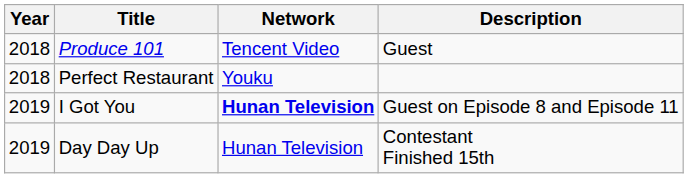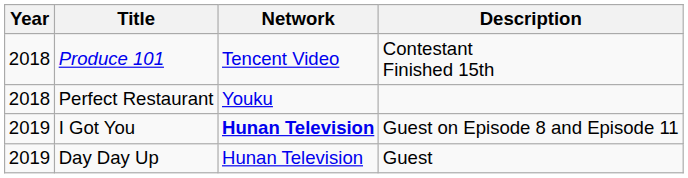(408, 48) Guest -> (439, 59) Contestant Finished 15th
(439, 147) Contestant Finished 15th -> (408, 157) Guest
